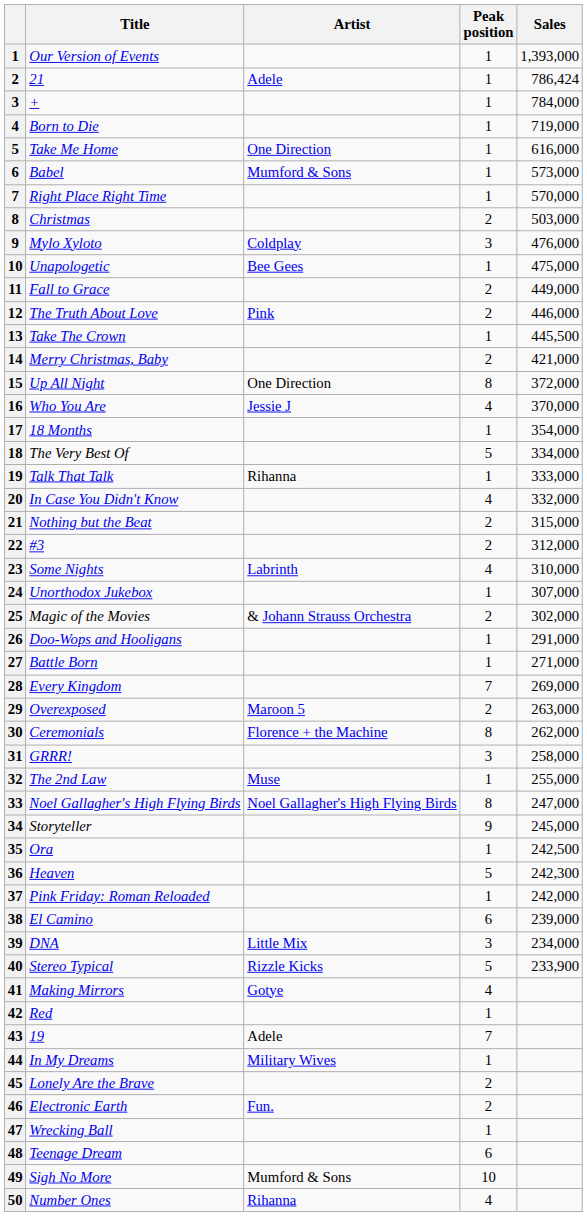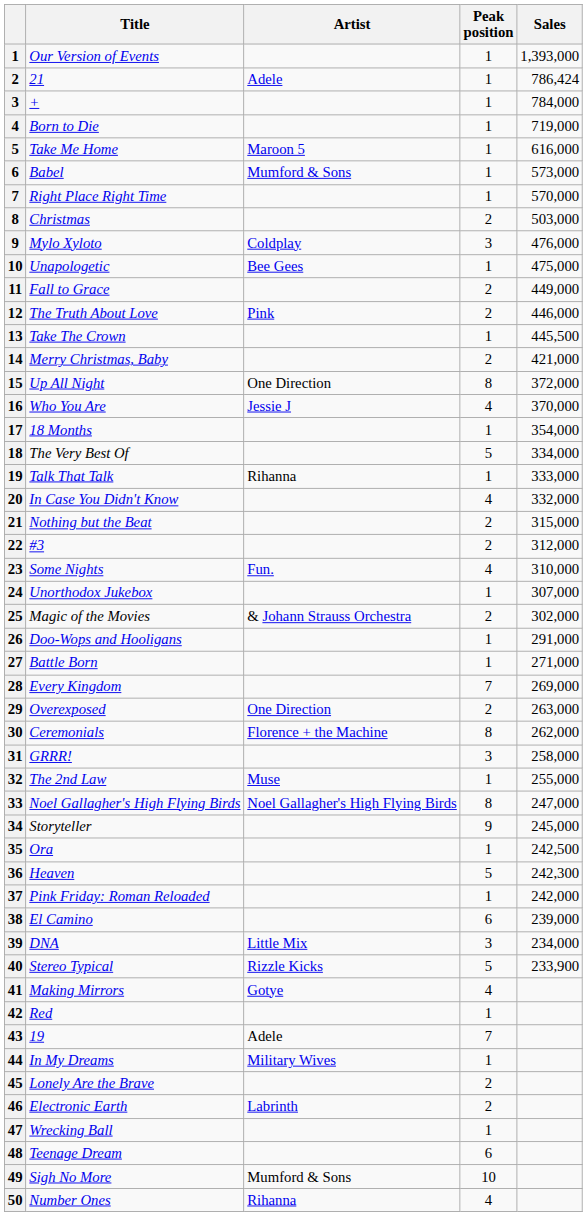(289, 149) One Direction -> (276, 149) Maroon 5
(273, 569) Labrinth -> (261, 569) Fun.
(276, 709) Maroon 5 -> (289, 709) One Direction
(261, 1106) Fun. -> (273, 1106) Labrinth
